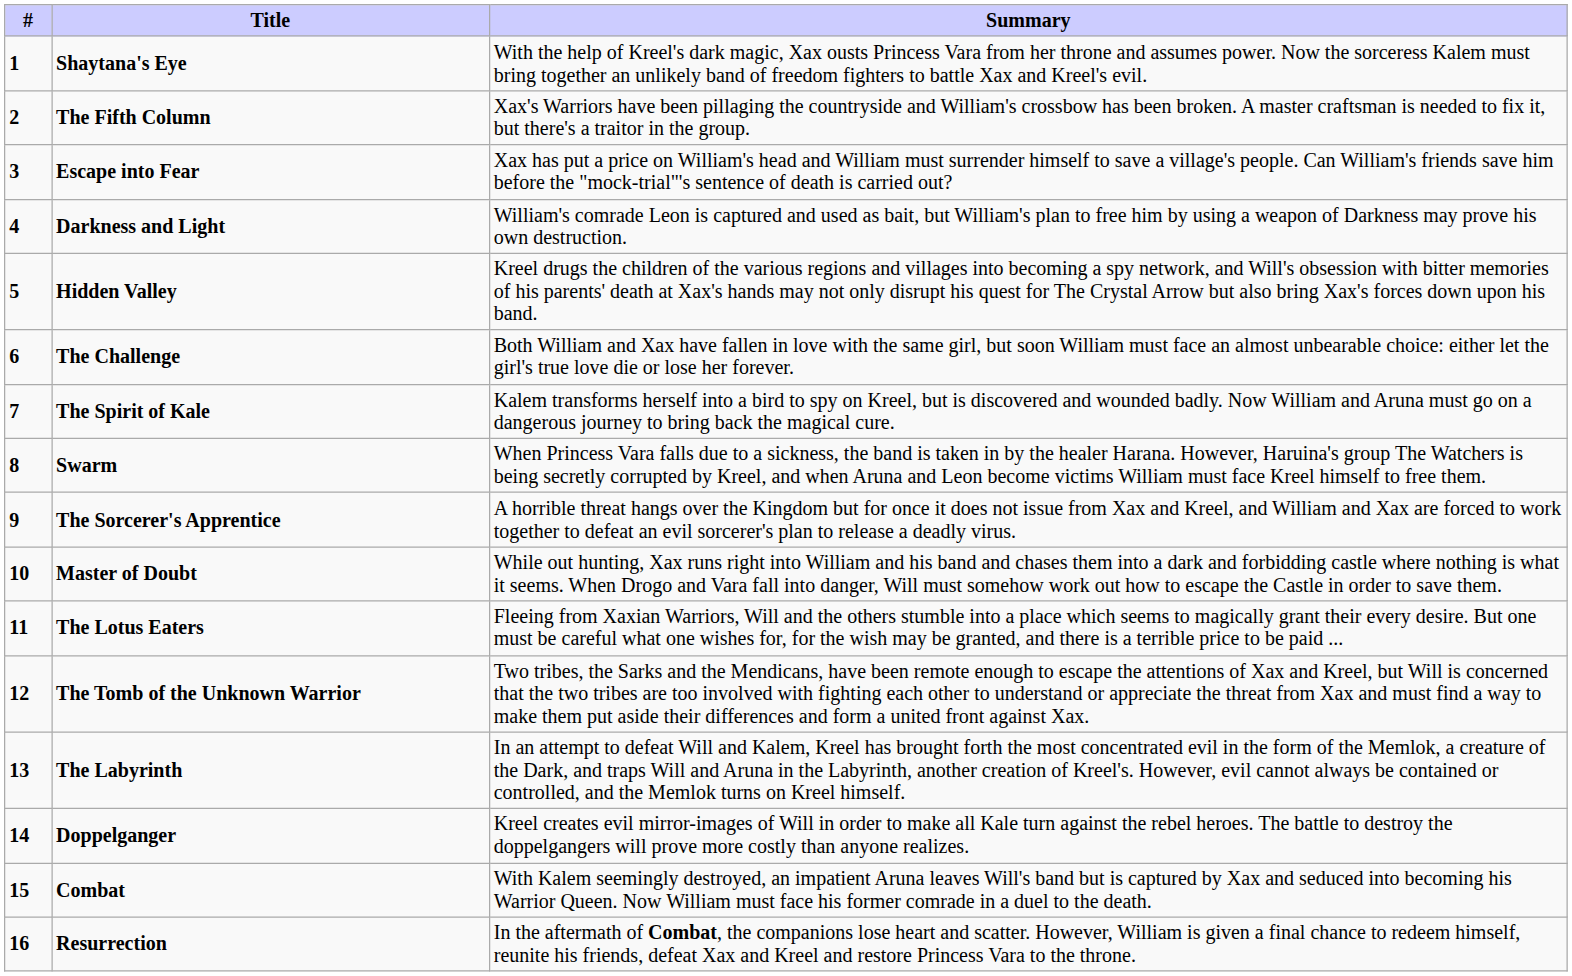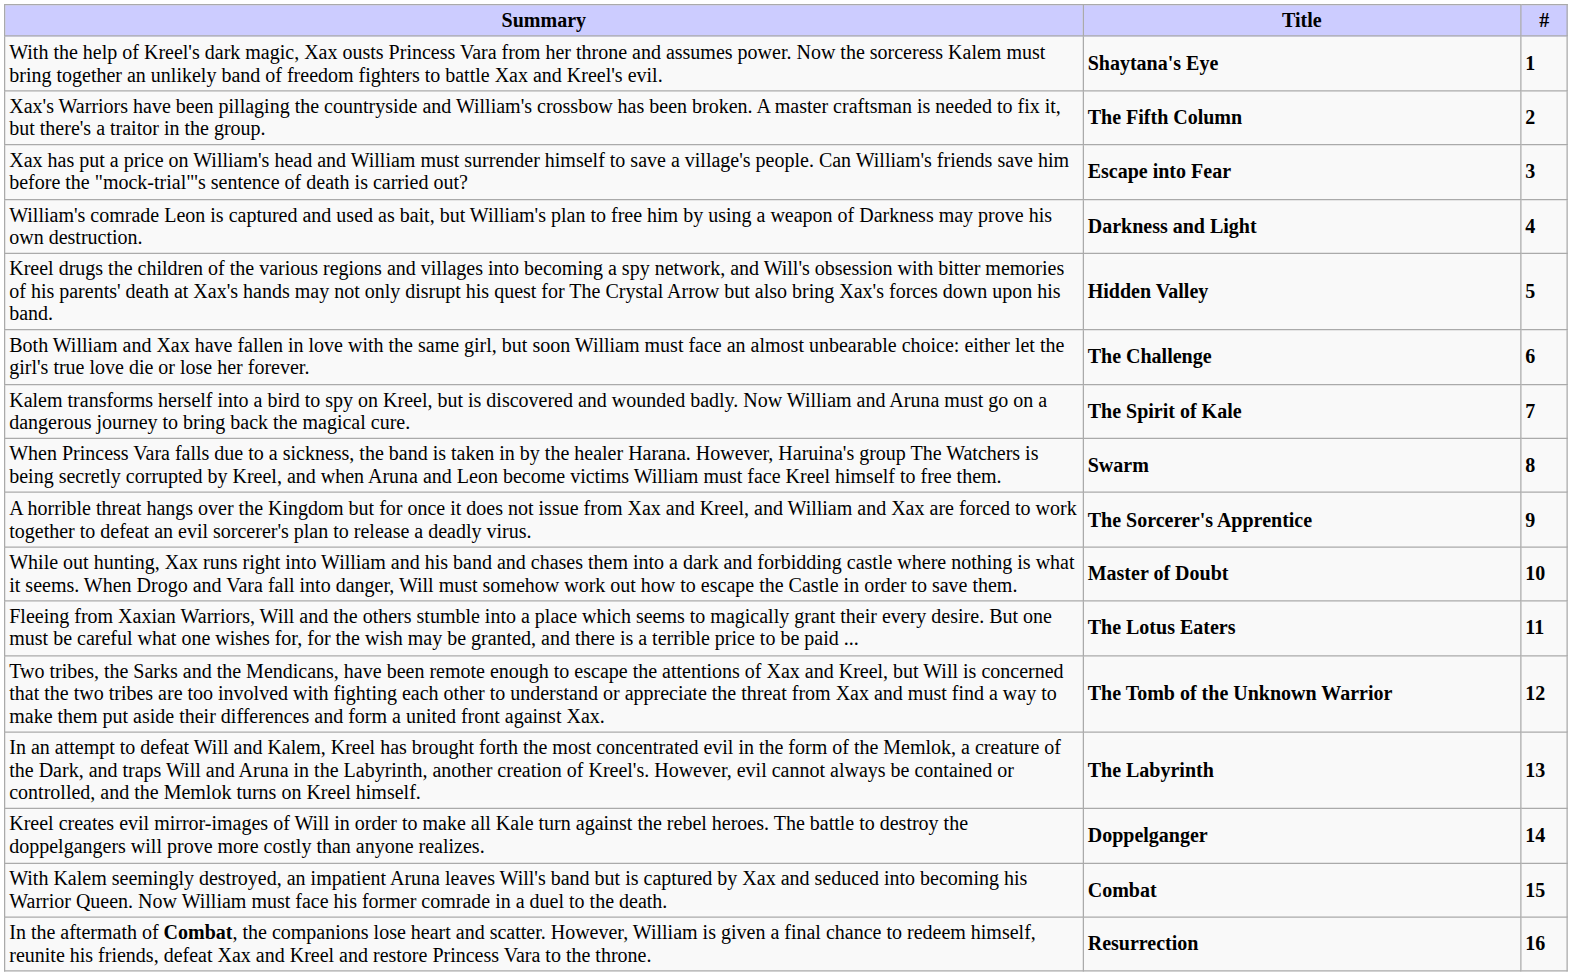columns swapped: (28, 20) <-> (1028, 20)
